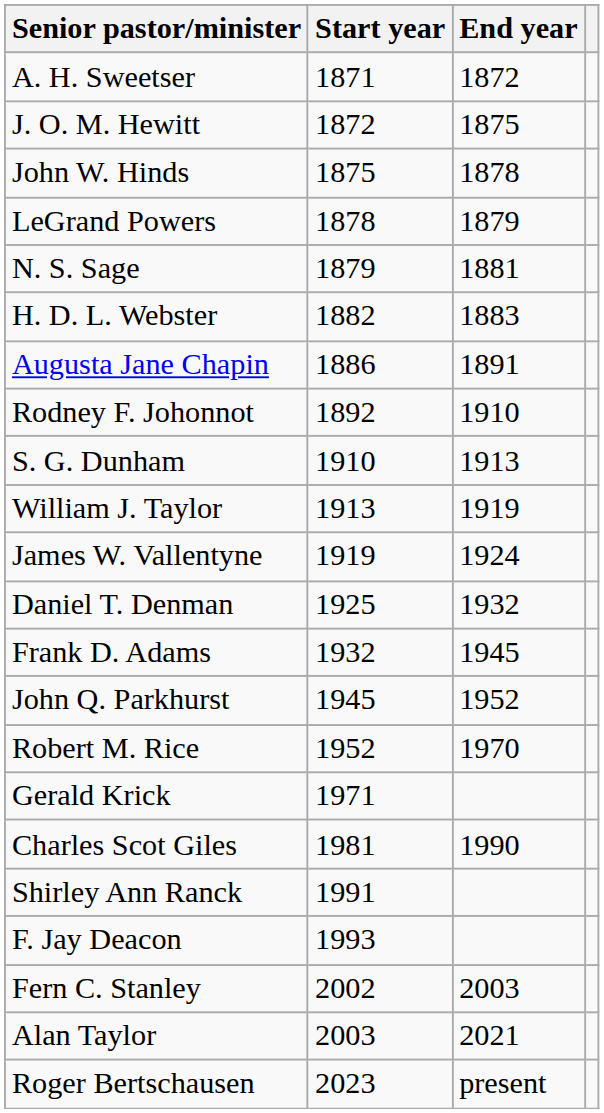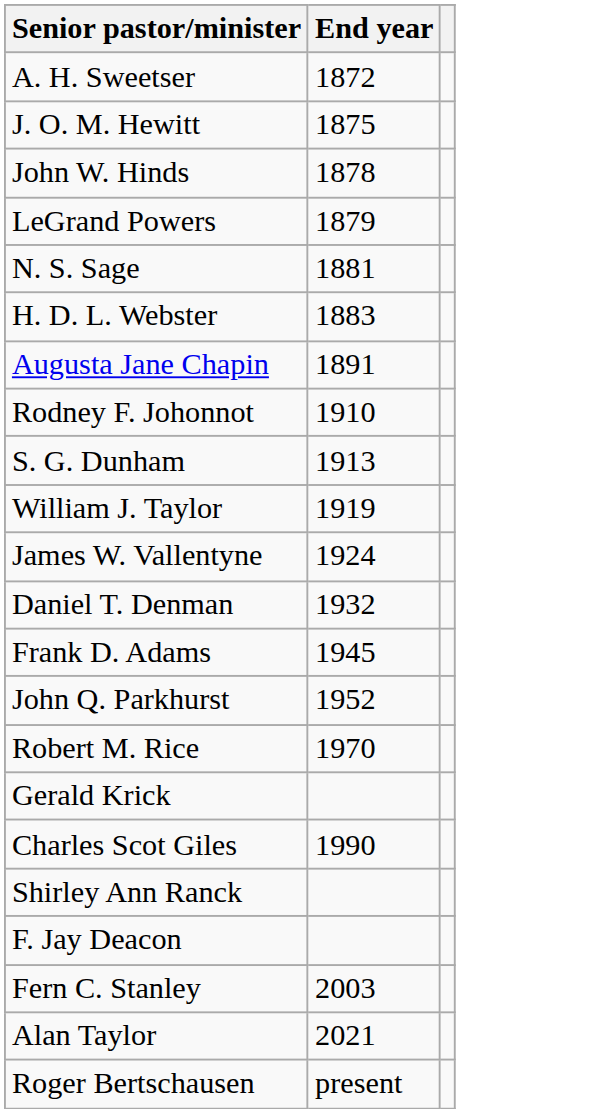- column: (380, 28)
